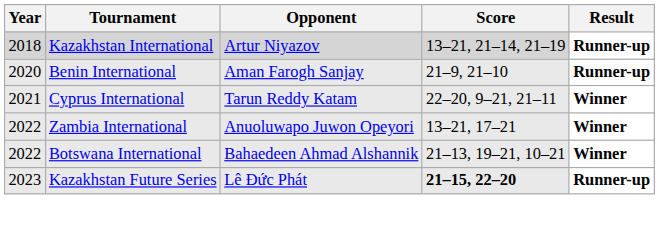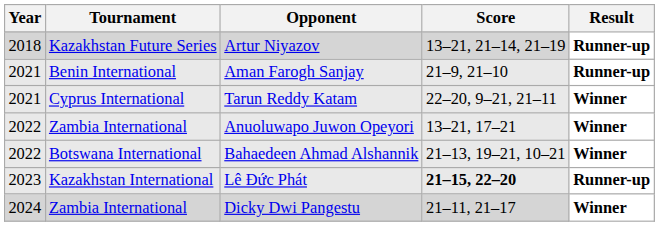(131, 45) Kazakhstan International -> (133, 45) Kazakhstan Future Series
(25, 72) 2020 -> (25, 72) 2021
(133, 180) Kazakhstan Future Series -> (131, 180) Kazakhstan International
+ row: (292, 207)
